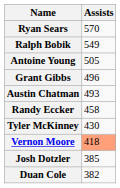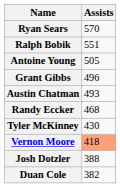(92, 45) 549 -> (92, 45) 551
(92, 110) 458 -> (92, 110) 468
(92, 158) 385 -> (92, 158) 388
